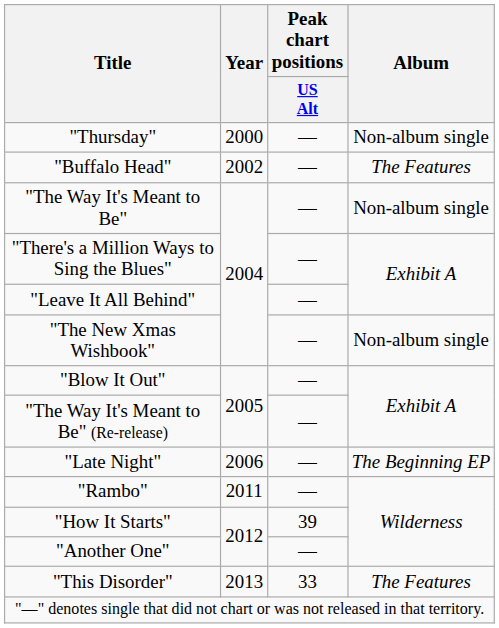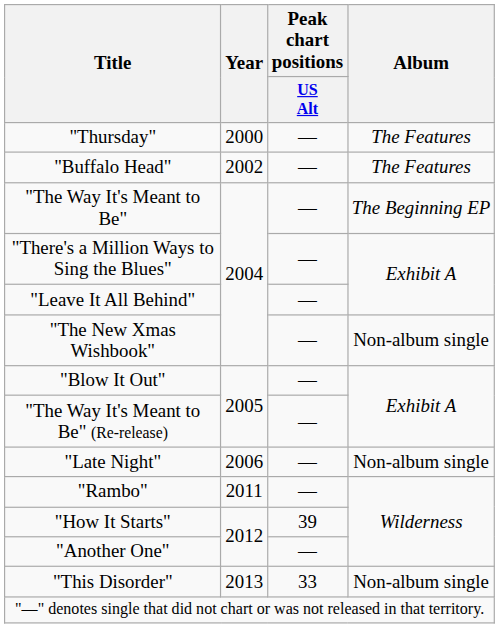(421, 137) Non-album single -> (421, 137) The Features
(421, 207) Non-album single -> (421, 207) The Beginning EP
(421, 461) The Beginning EP -> (421, 461) Non-album single
(421, 581) The Features -> (421, 581) Non-album single
